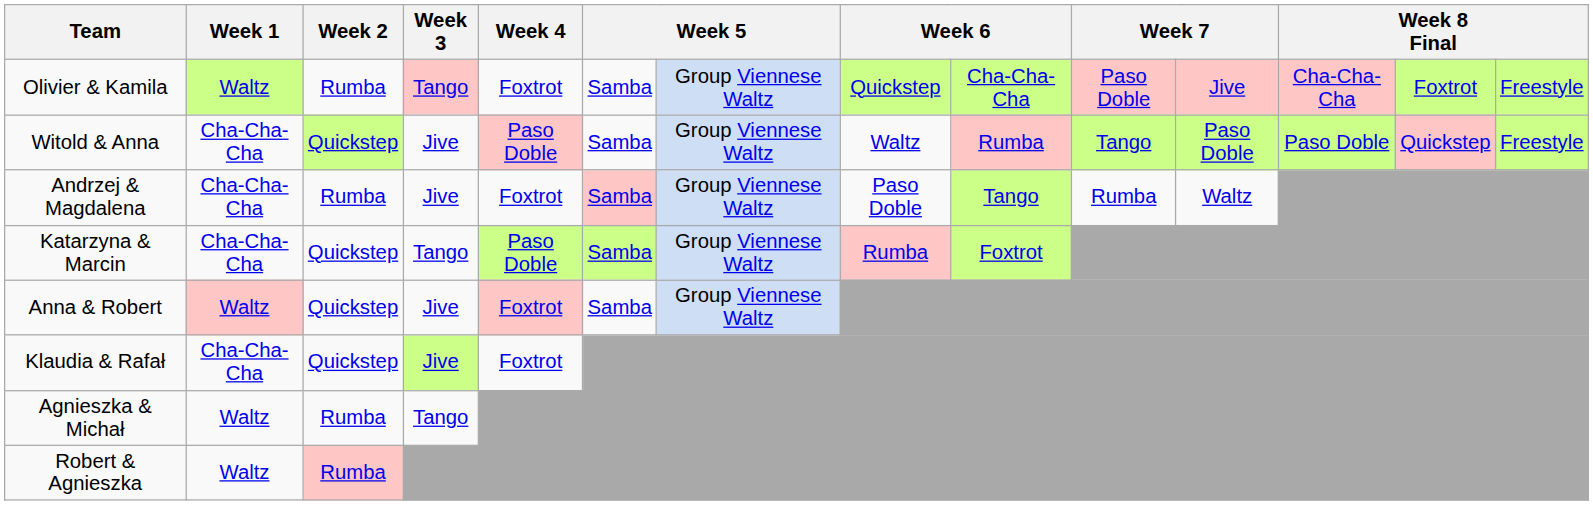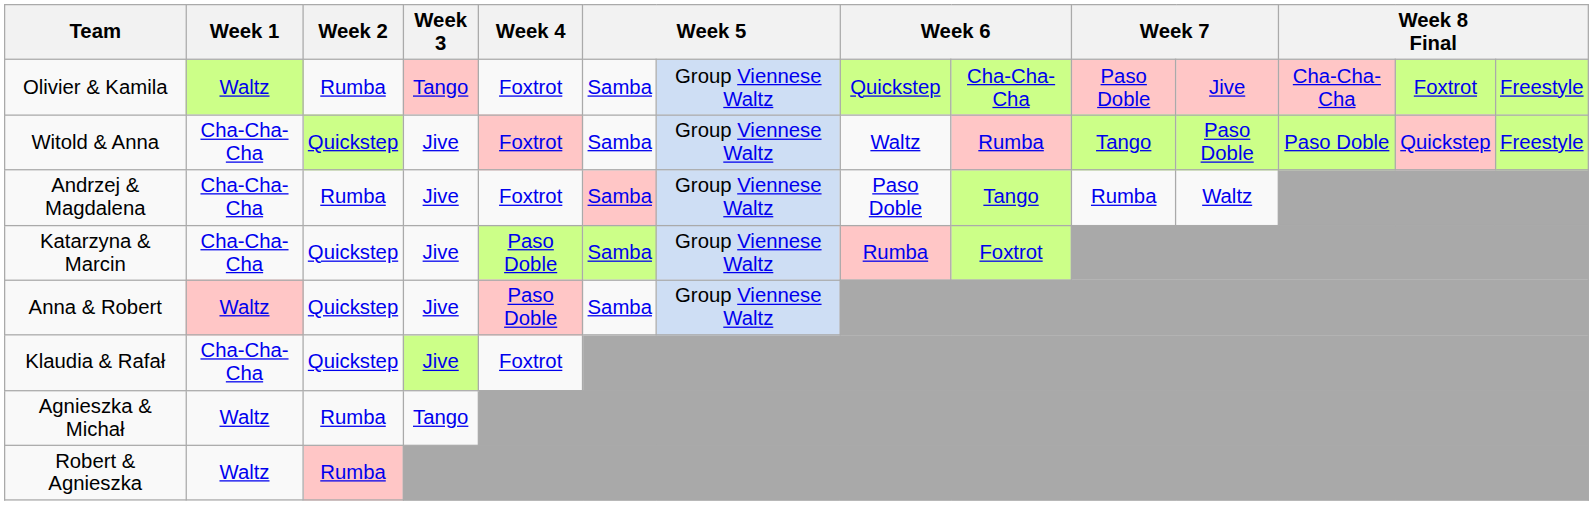(531, 142) Paso Doble -> (531, 142) Foxtrot
(441, 252) Tango -> (441, 252) Jive
(531, 307) Foxtrot -> (531, 307) Paso Doble
